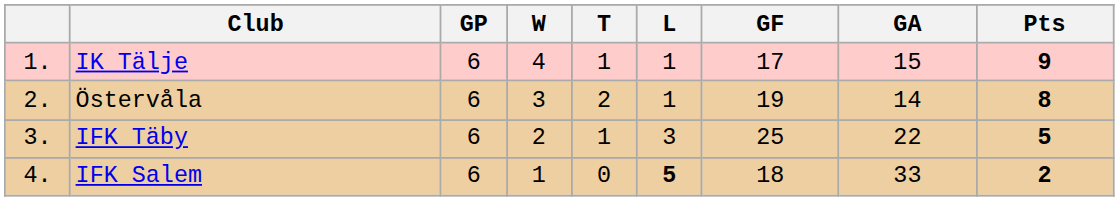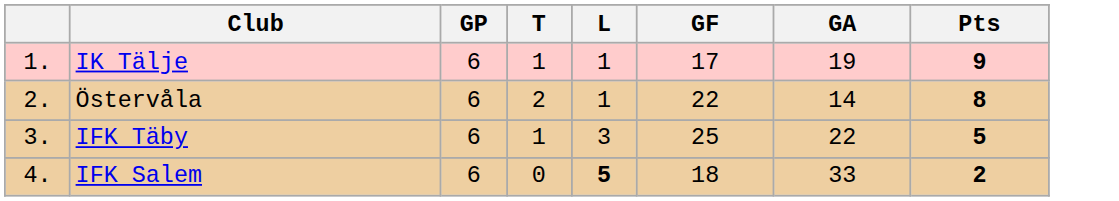- column: (539, 24)
(907, 62) 15 -> (842, 62) 19
(770, 100) 19 -> (705, 100) 22
